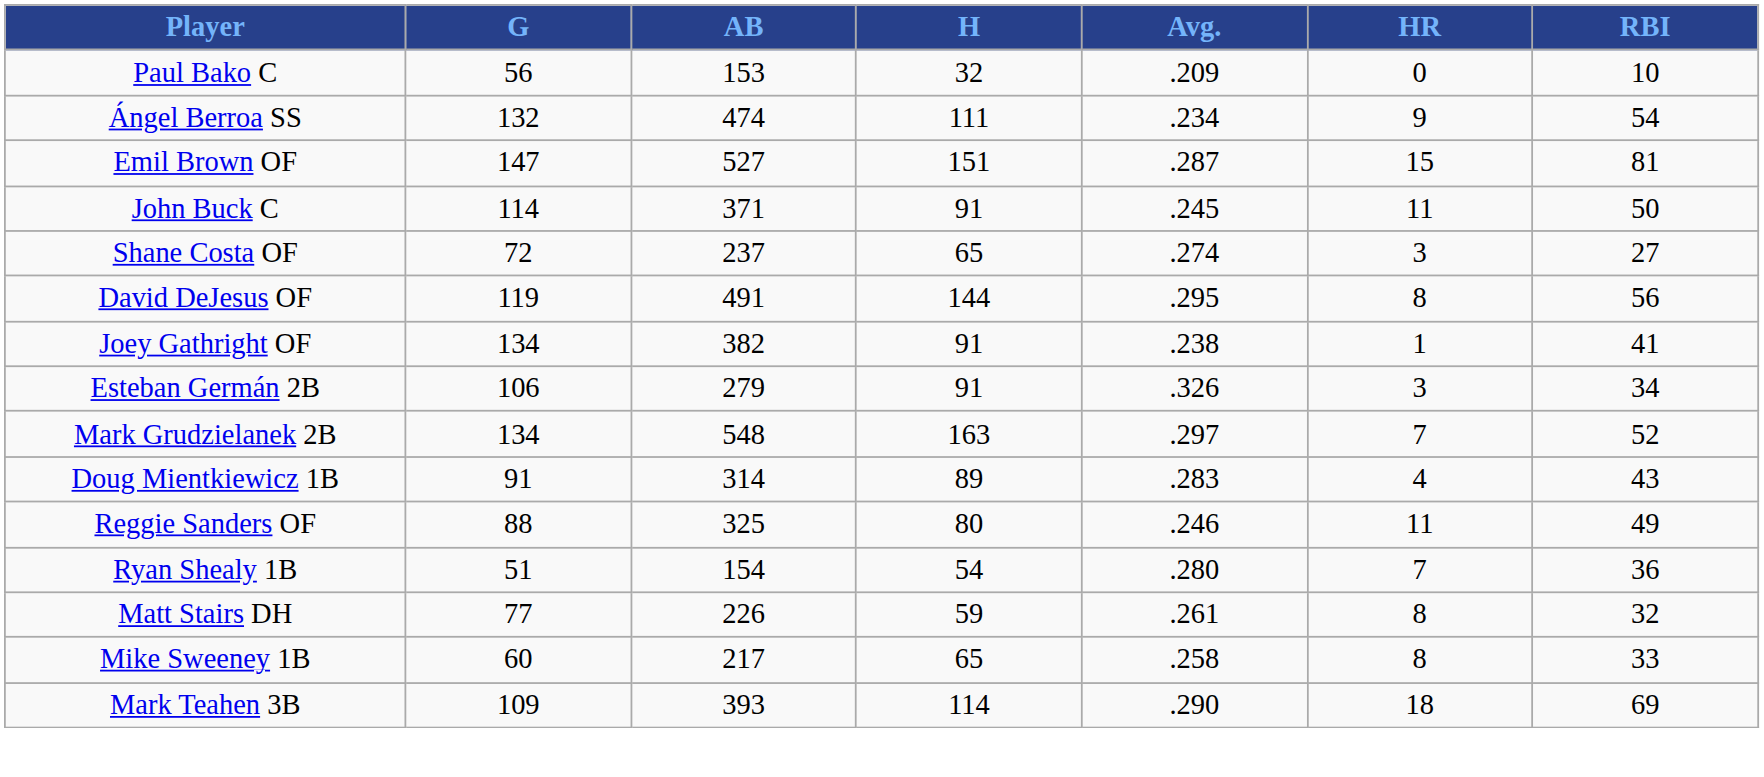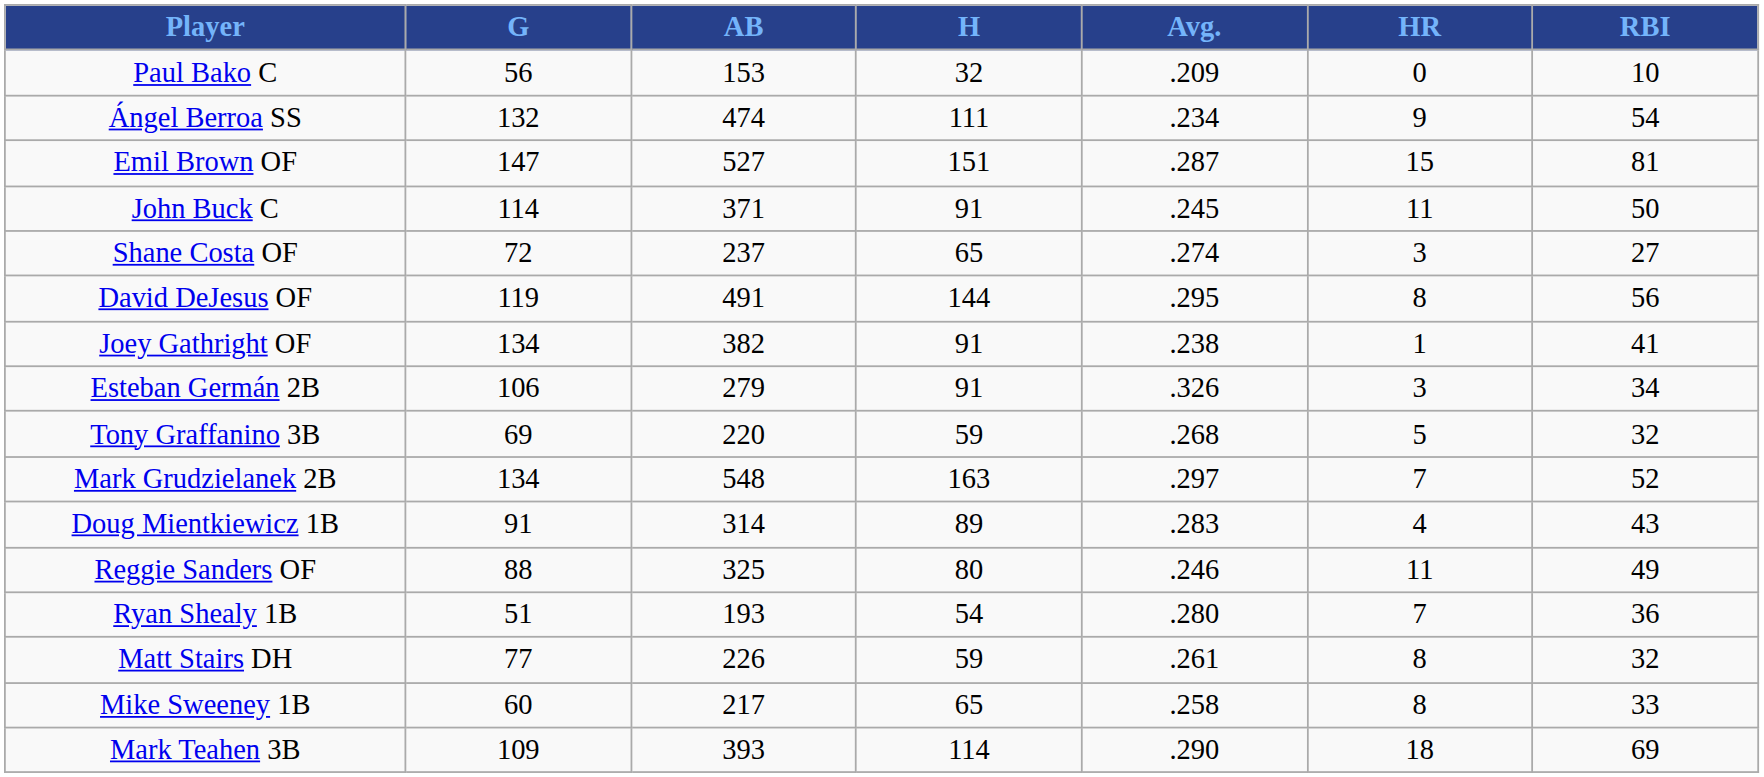+ row: (205, 433)
(744, 569) 154 -> (744, 614) 193
